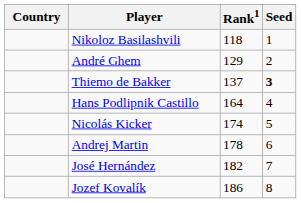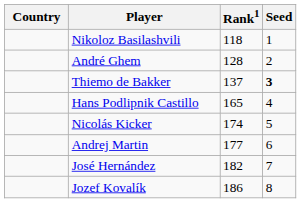(233, 60) 129 -> (233, 60) 128
(233, 102) 164 -> (233, 102) 165
(233, 144) 178 -> (233, 144) 177
